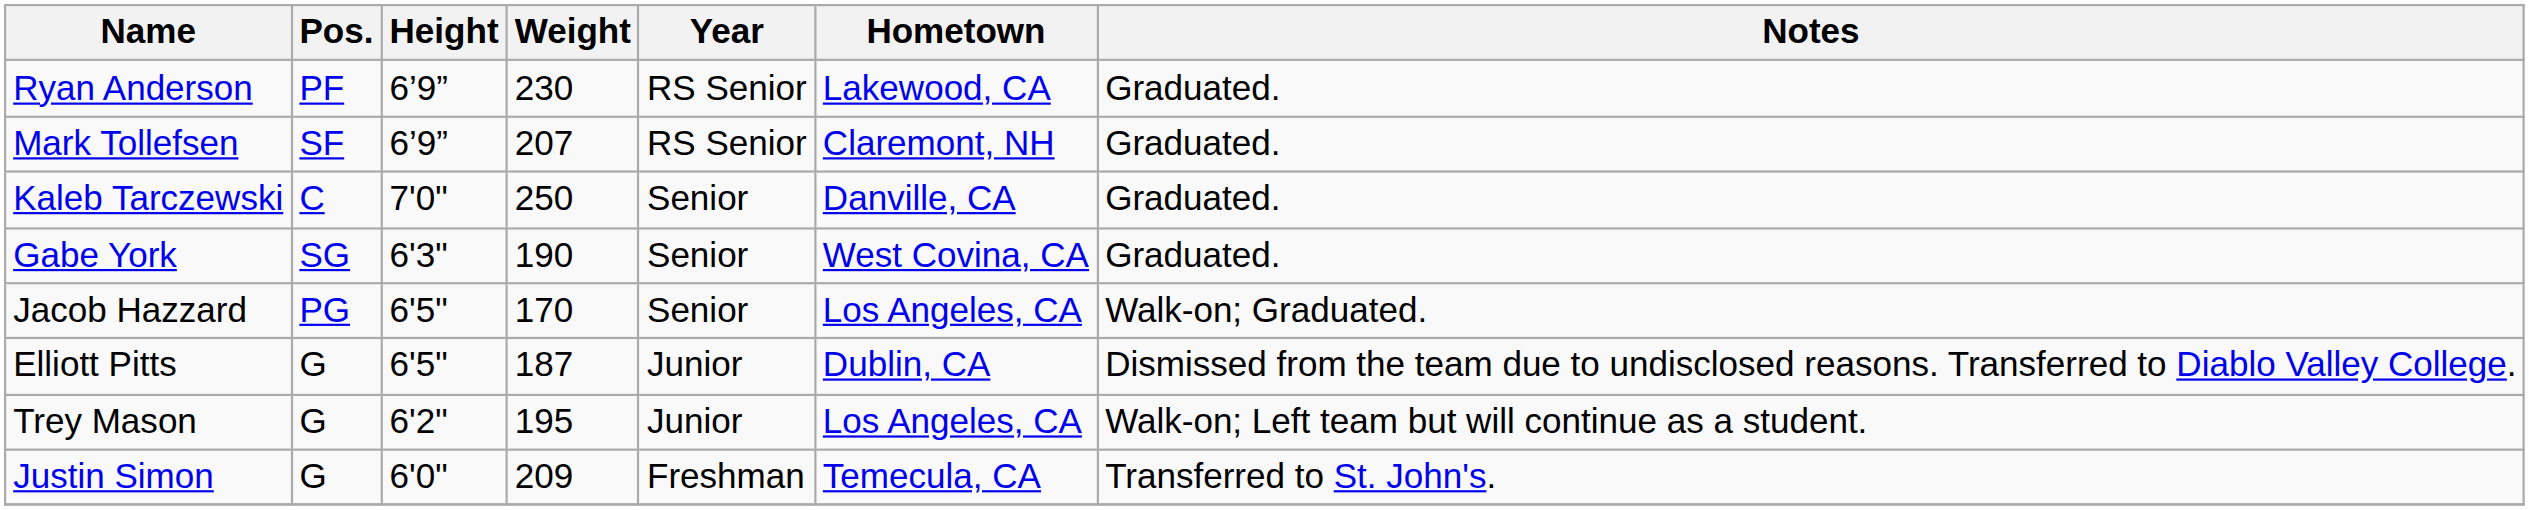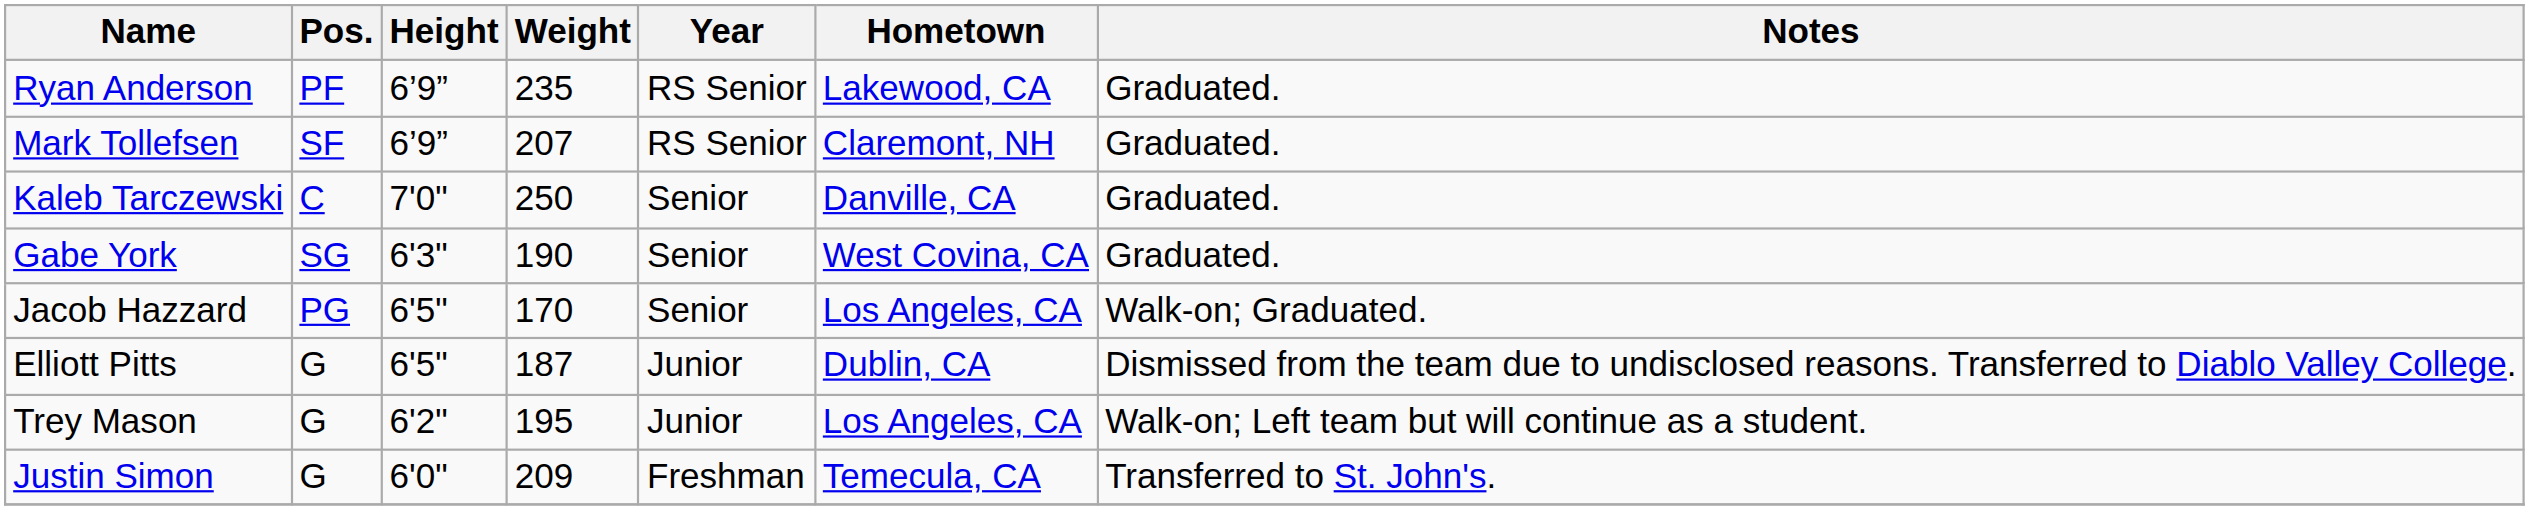(544, 87) 230 -> (544, 87) 235
